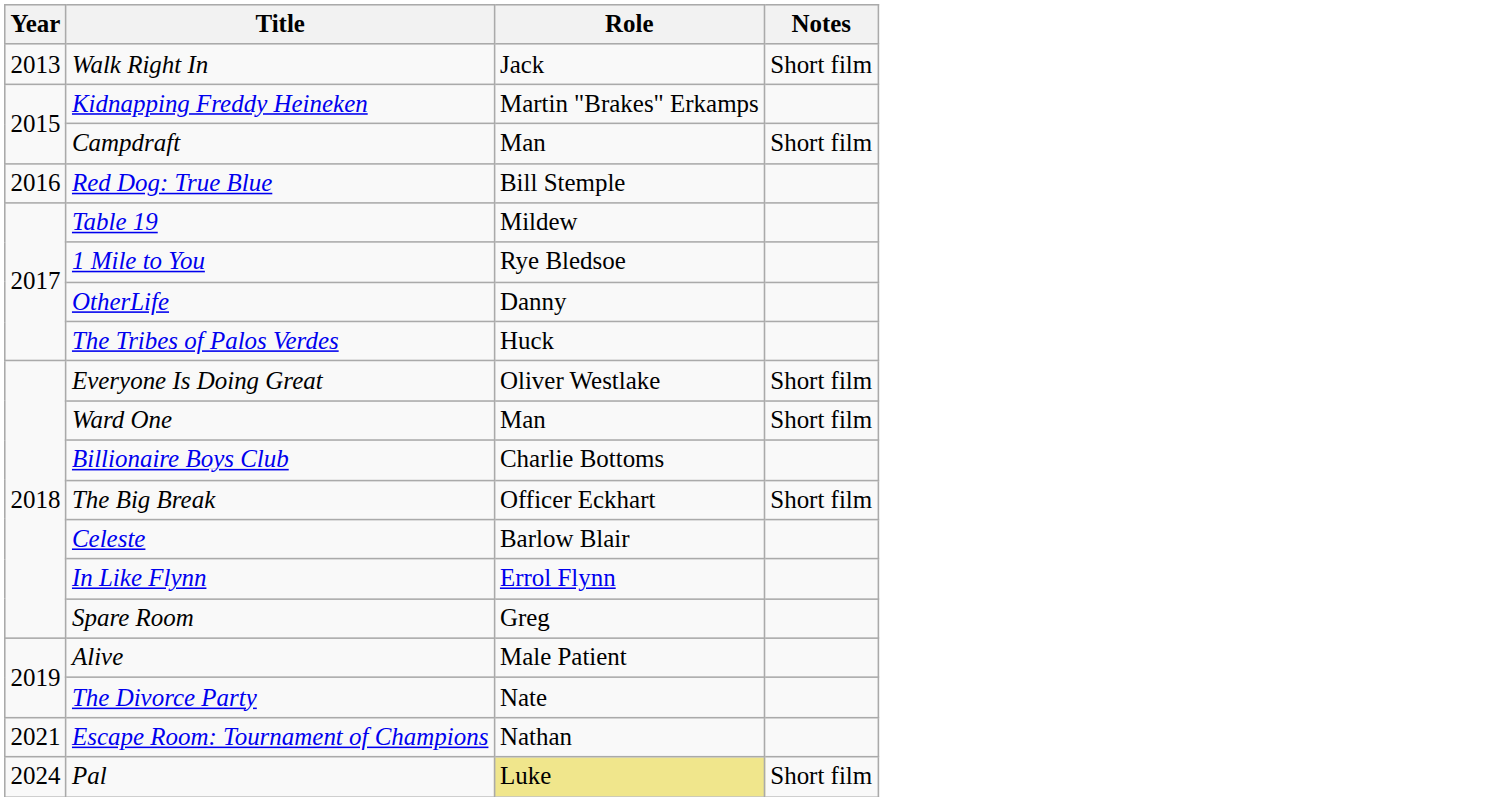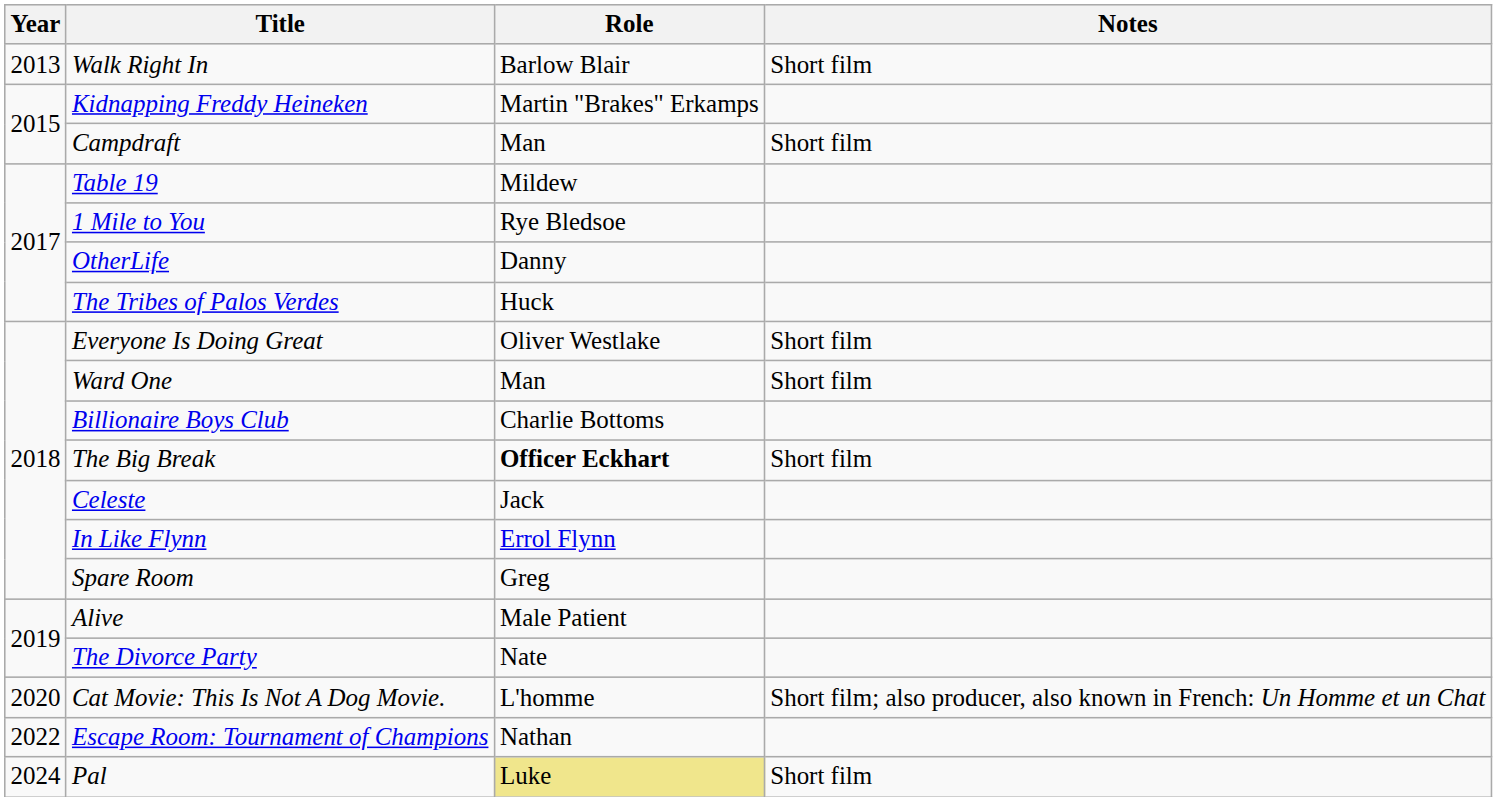(522, 63) Jack -> (565, 63) Barlow Blair
- row: (172, 182)
(578, 499) normal -> (585, 459) bold
(565, 538) Barlow Blair -> (522, 499) Jack
+ row: (259, 697)
(35, 736) 2021 -> (35, 736) 2022
